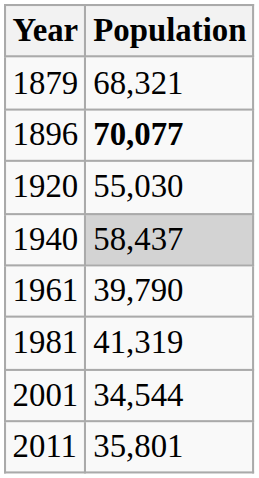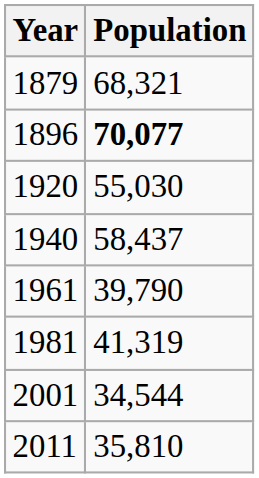(138, 238) lightgrey background -> (138, 238) no background
(138, 446) 35,801 -> (138, 446) 35,810
